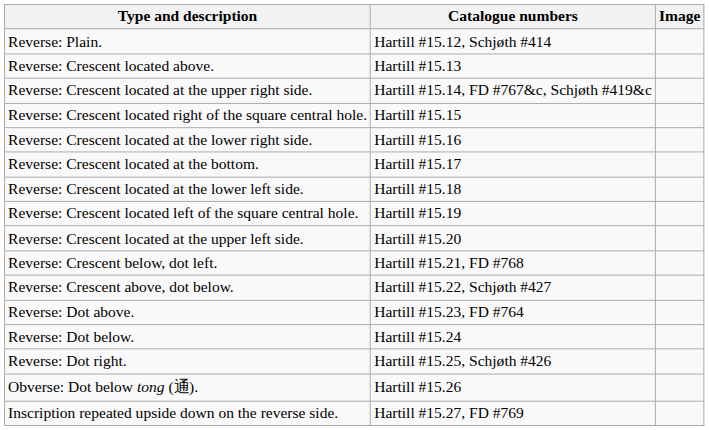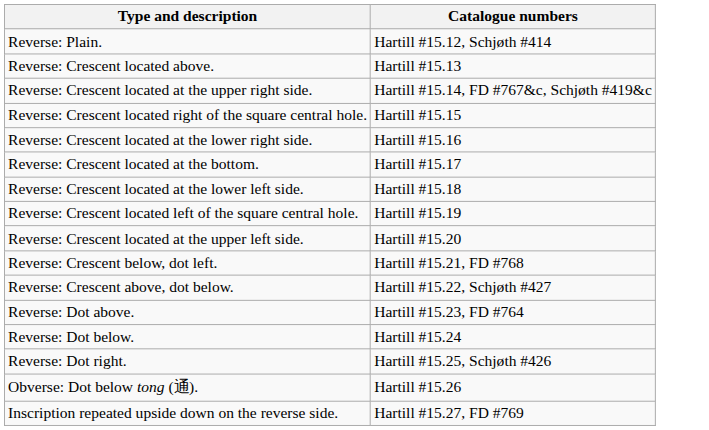- column: (680, 16)
